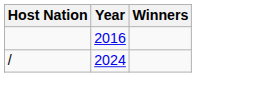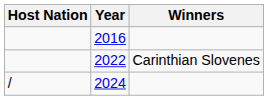+ row: (110, 60)
